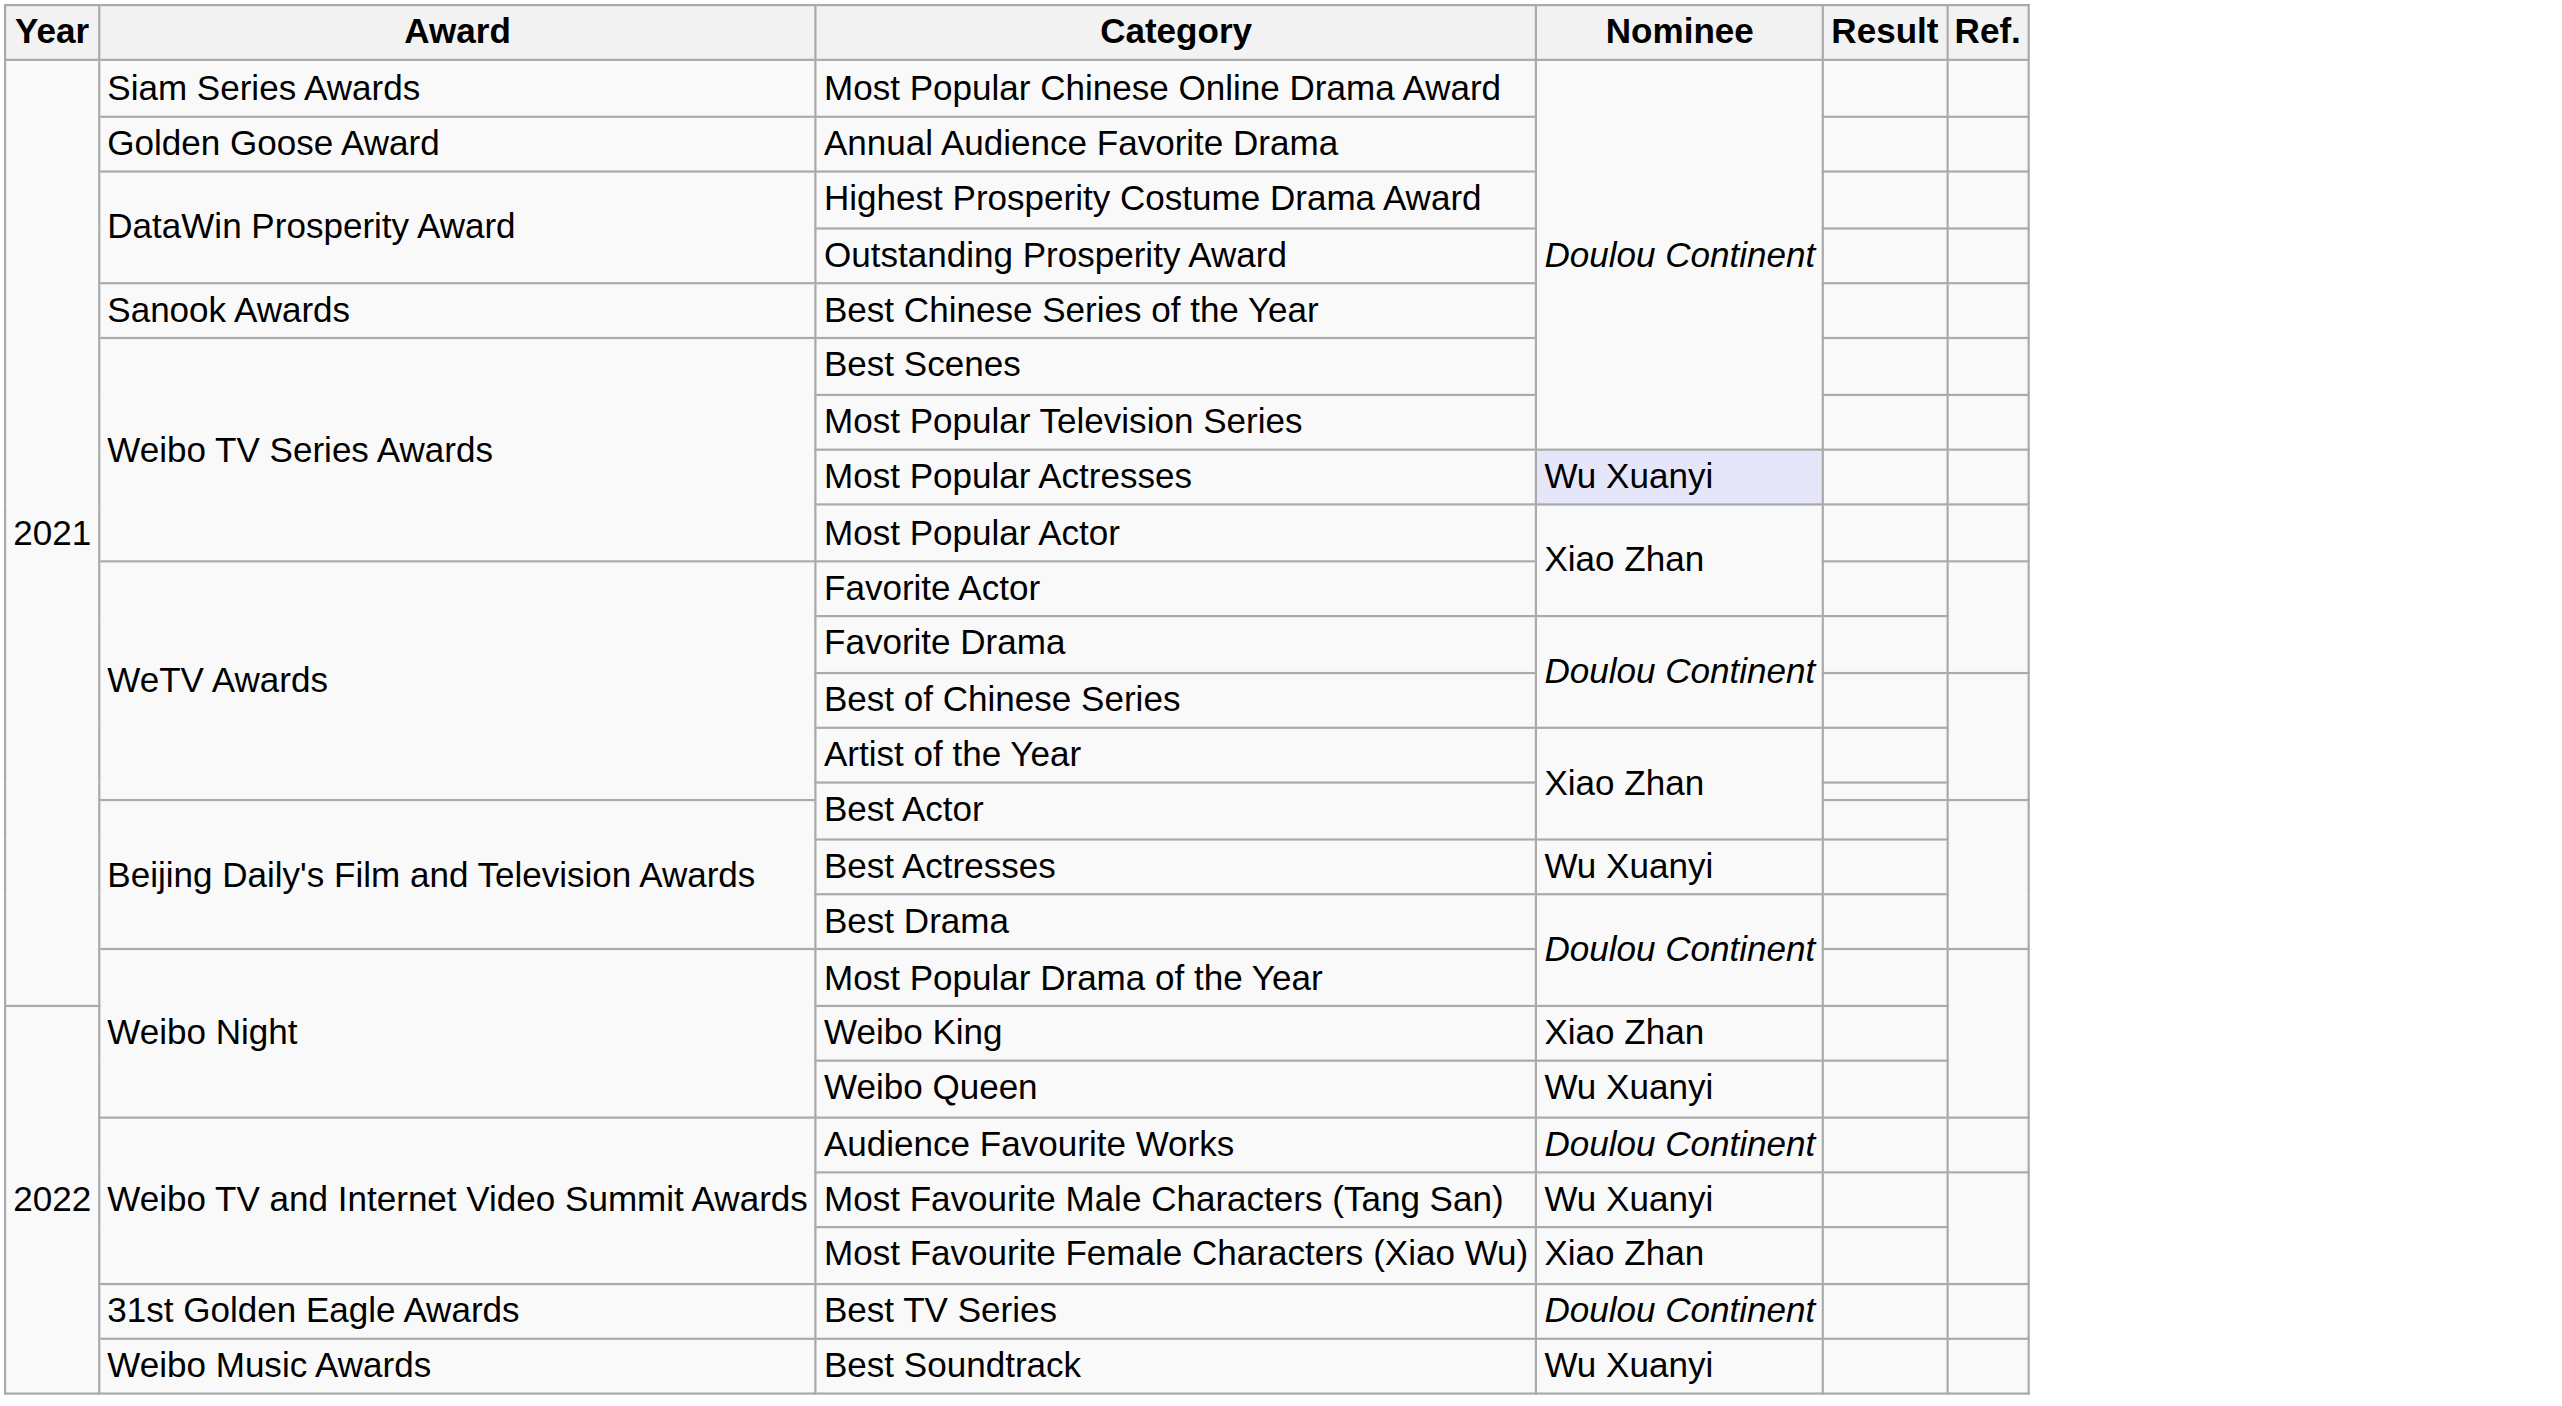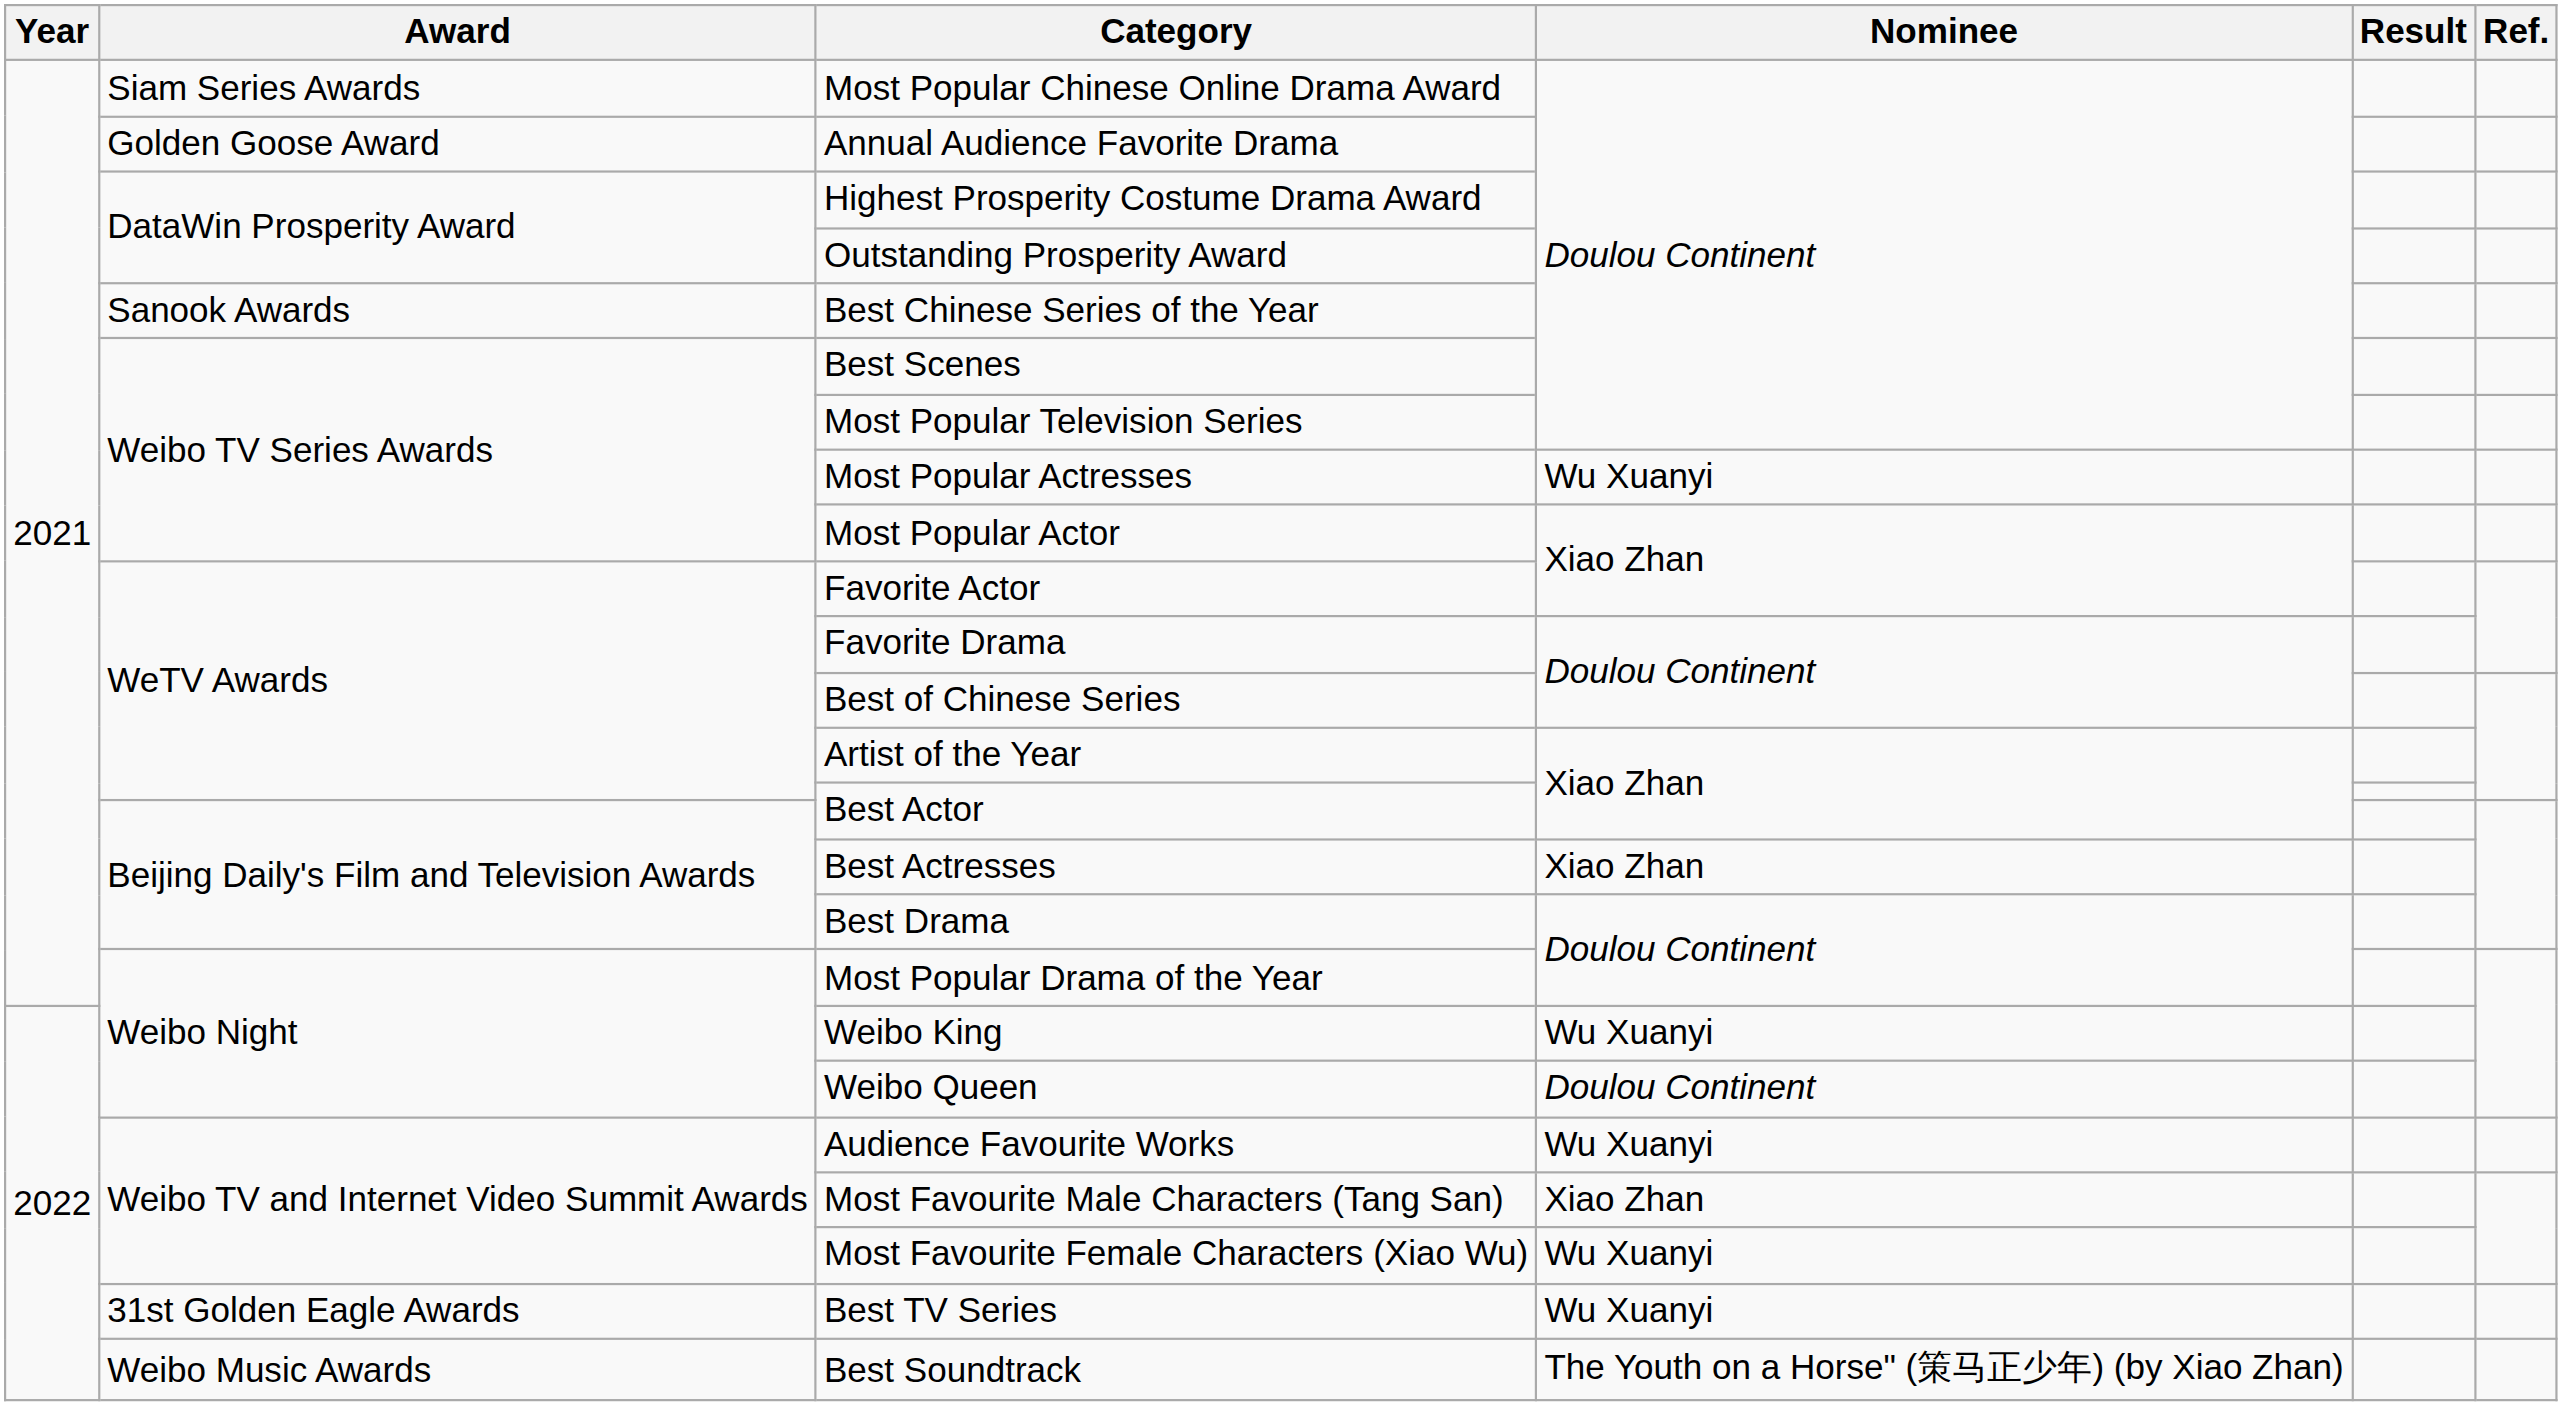(1629, 476) lavender background -> (1629, 476) no background
(1629, 865) Wu Xuanyi -> (1624, 865) Xiao Zhan
(1624, 1032) Xiao Zhan -> (1629, 1032) Wu Xuanyi
(1629, 1088) Wu Xuanyi -> (1680, 1088) Doulou Continent
(1680, 1143) Doulou Continent -> (1629, 1143) Wu Xuanyi
(1629, 1199) Wu Xuanyi -> (1624, 1199) Xiao Zhan
(1624, 1254) Xiao Zhan -> (1629, 1254) Wu Xuanyi
(1680, 1310) Doulou Continent -> (1629, 1310) Wu Xuanyi
(1629, 1365) Wu Xuanyi -> (1944, 1368) The Youth on a Horse" (策马正少年) (by Xiao Zhan)
